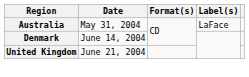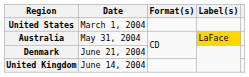+ row: (41, 25)
(214, 25) no background -> (214, 38) gold background
(113, 38) June 14, 2004 -> (113, 52) June 21, 2004
(113, 52) June 21, 2004 -> (113, 65) June 14, 2004
